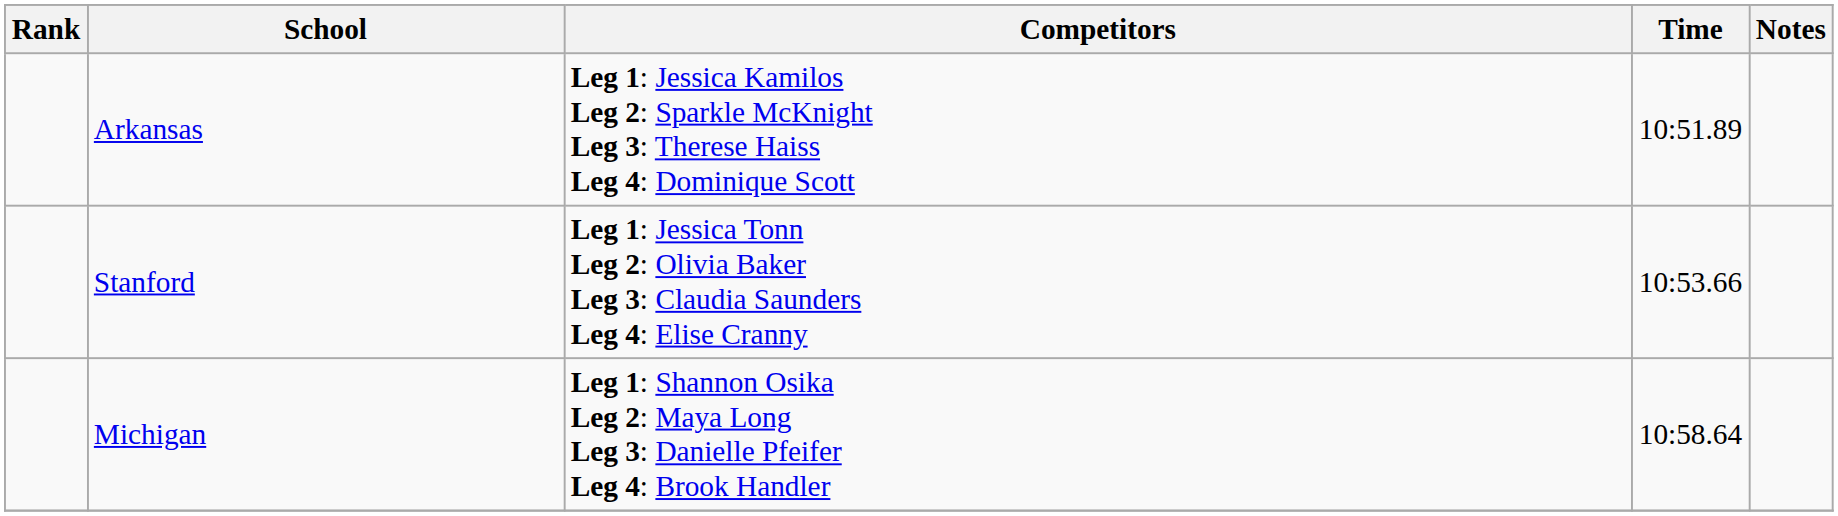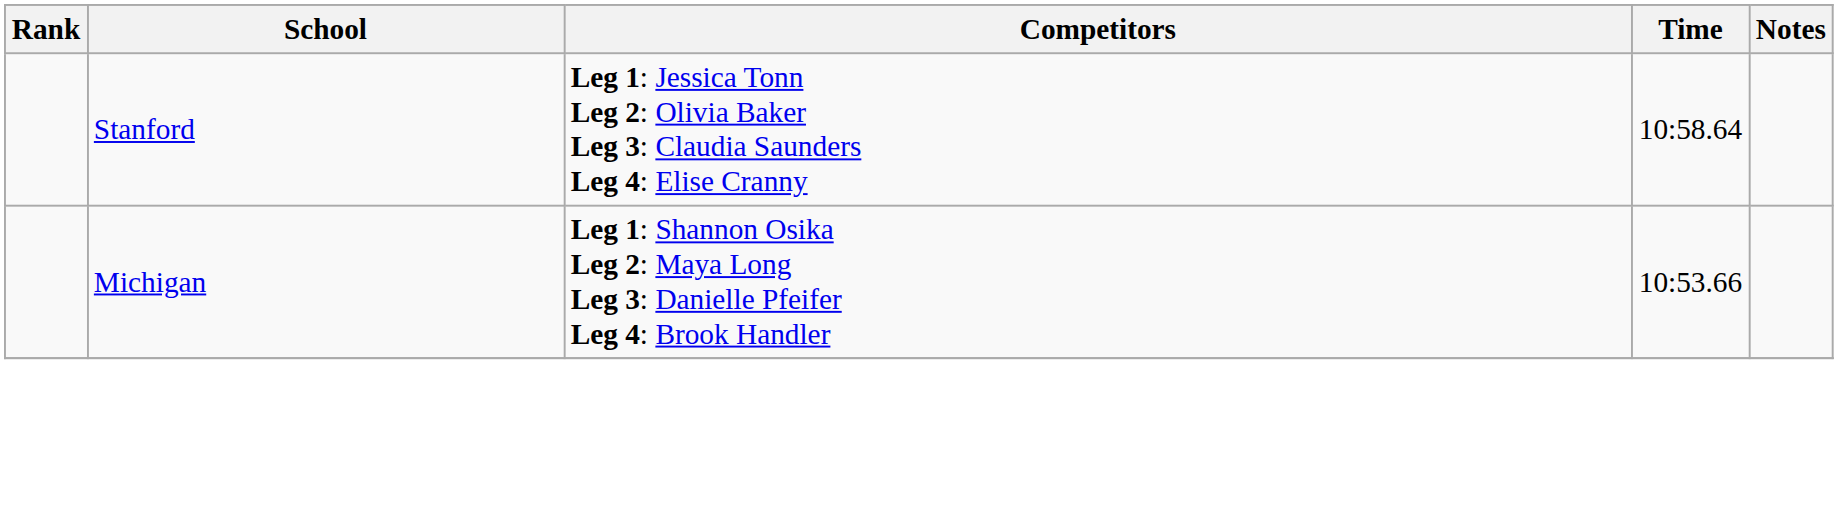- row: (148, 129)
(1690, 281) 10:53.66 -> (1690, 129) 10:58.64
(1690, 434) 10:58.64 -> (1690, 281) 10:53.66
